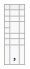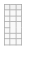- row: (7, 55)
